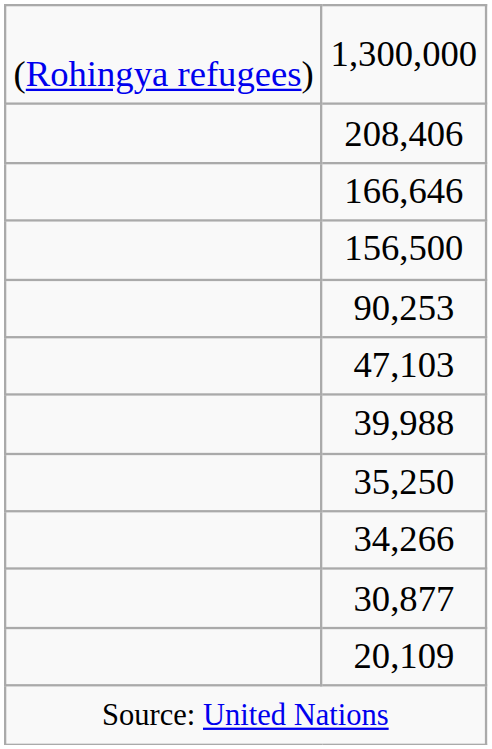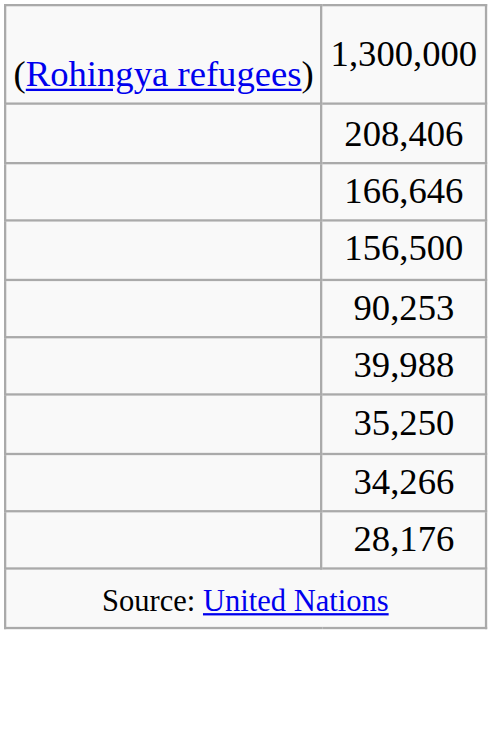- row: (404, 365)
- row: (404, 597)
+ row: (404, 539)
- row: (404, 655)
